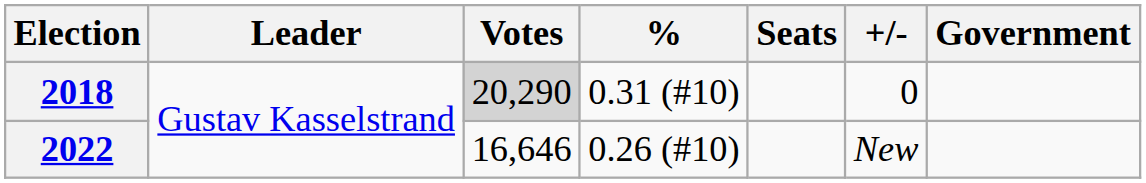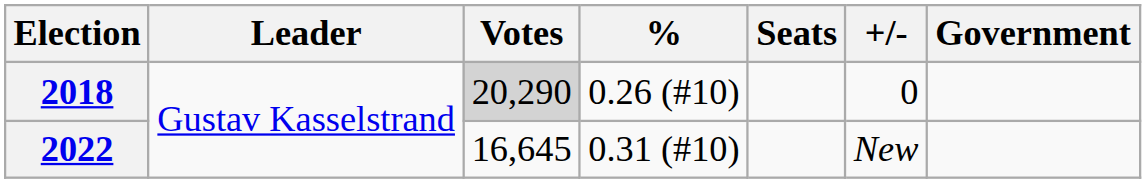(664, 90) 0.31 (#10) -> (664, 90) 0.26 (#10)
(522, 148) 16,646 -> (522, 148) 16,645
(664, 148) 0.26 (#10) -> (664, 148) 0.31 (#10)
